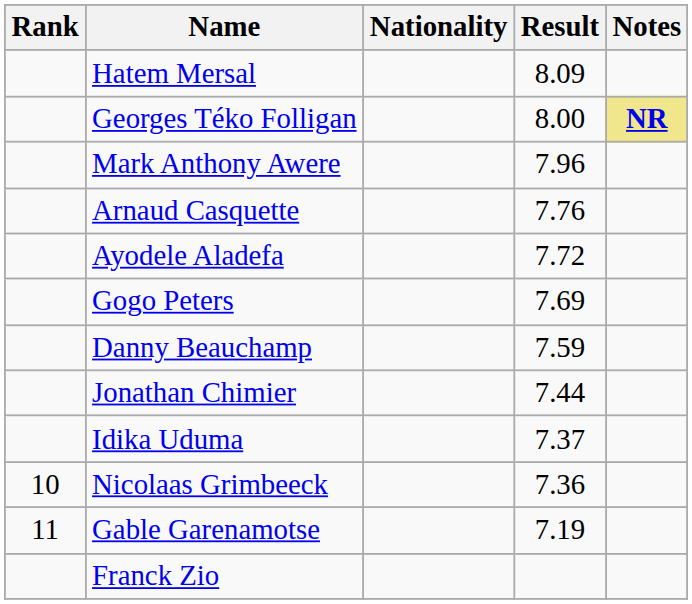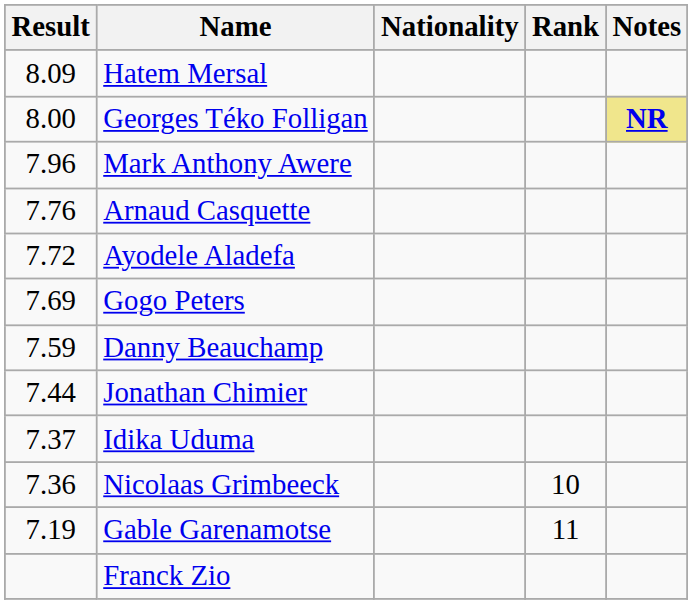columns swapped: (45, 27) <-> (560, 27)
